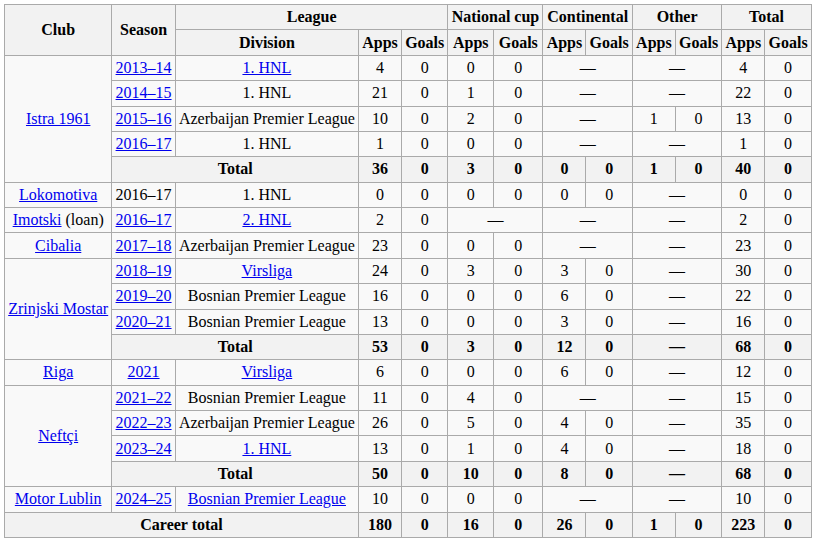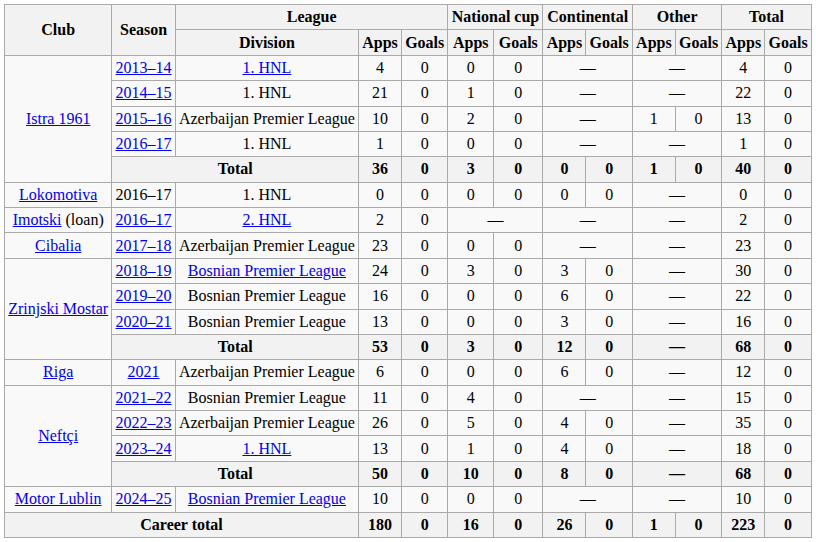(267, 270) Virsliga -> (267, 270) Bosnian Premier League
(267, 372) Virsliga -> (267, 372) Azerbaijan Premier League
